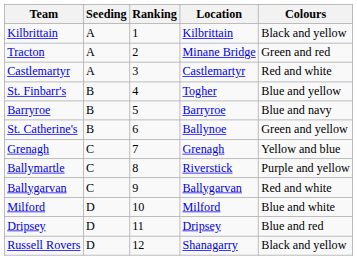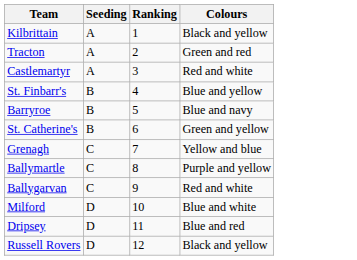- column: (219, 14)
